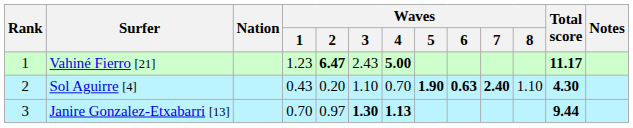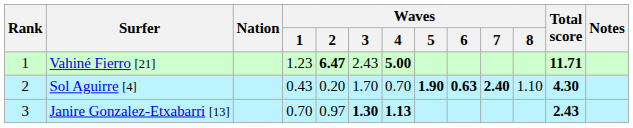(566, 63) 11.17 -> (566, 63) 11.71
(365, 87) 1.10 -> (365, 87) 1.70
(566, 110) 9.44 -> (566, 110) 2.43
